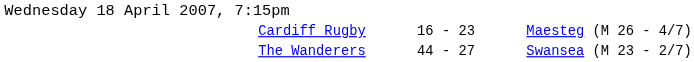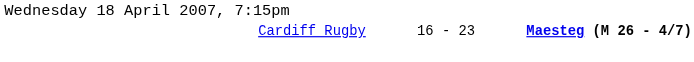(609, 31) normal -> (609, 31) bold
- row: (312, 51)
